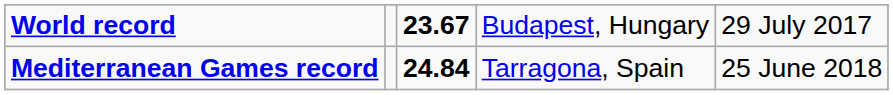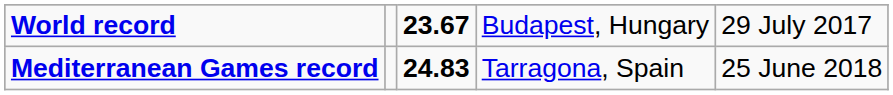(436, 67) 24.84 -> (436, 67) 24.83
